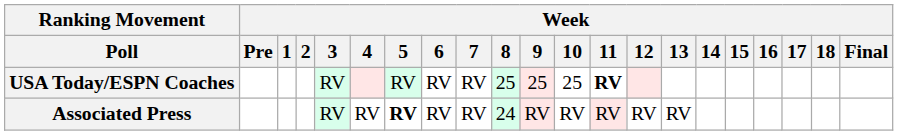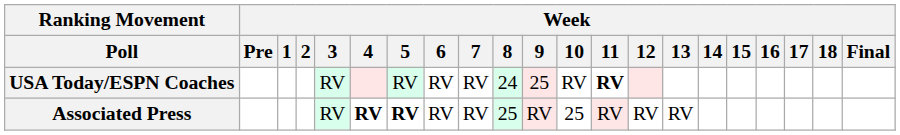(506, 82) 25 -> (508, 82) 24
(572, 82) 25 -> (574, 82) RV
(367, 113) normal -> (368, 113) bold
(506, 113) 24 -> (508, 113) 25
(572, 113) RV -> (574, 113) 25
